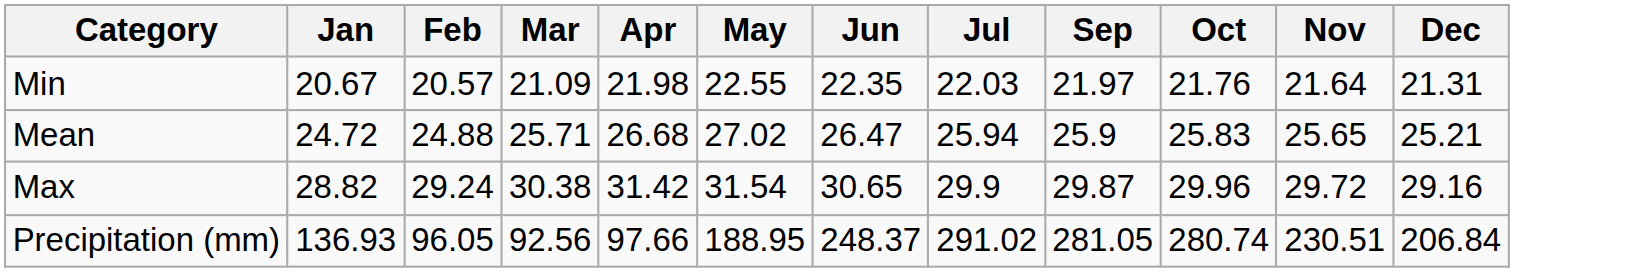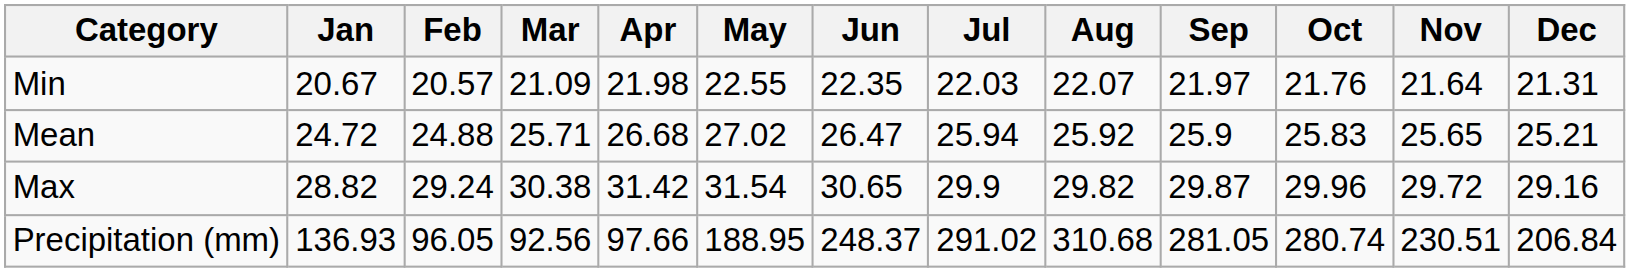+ column: (1103, 30)
